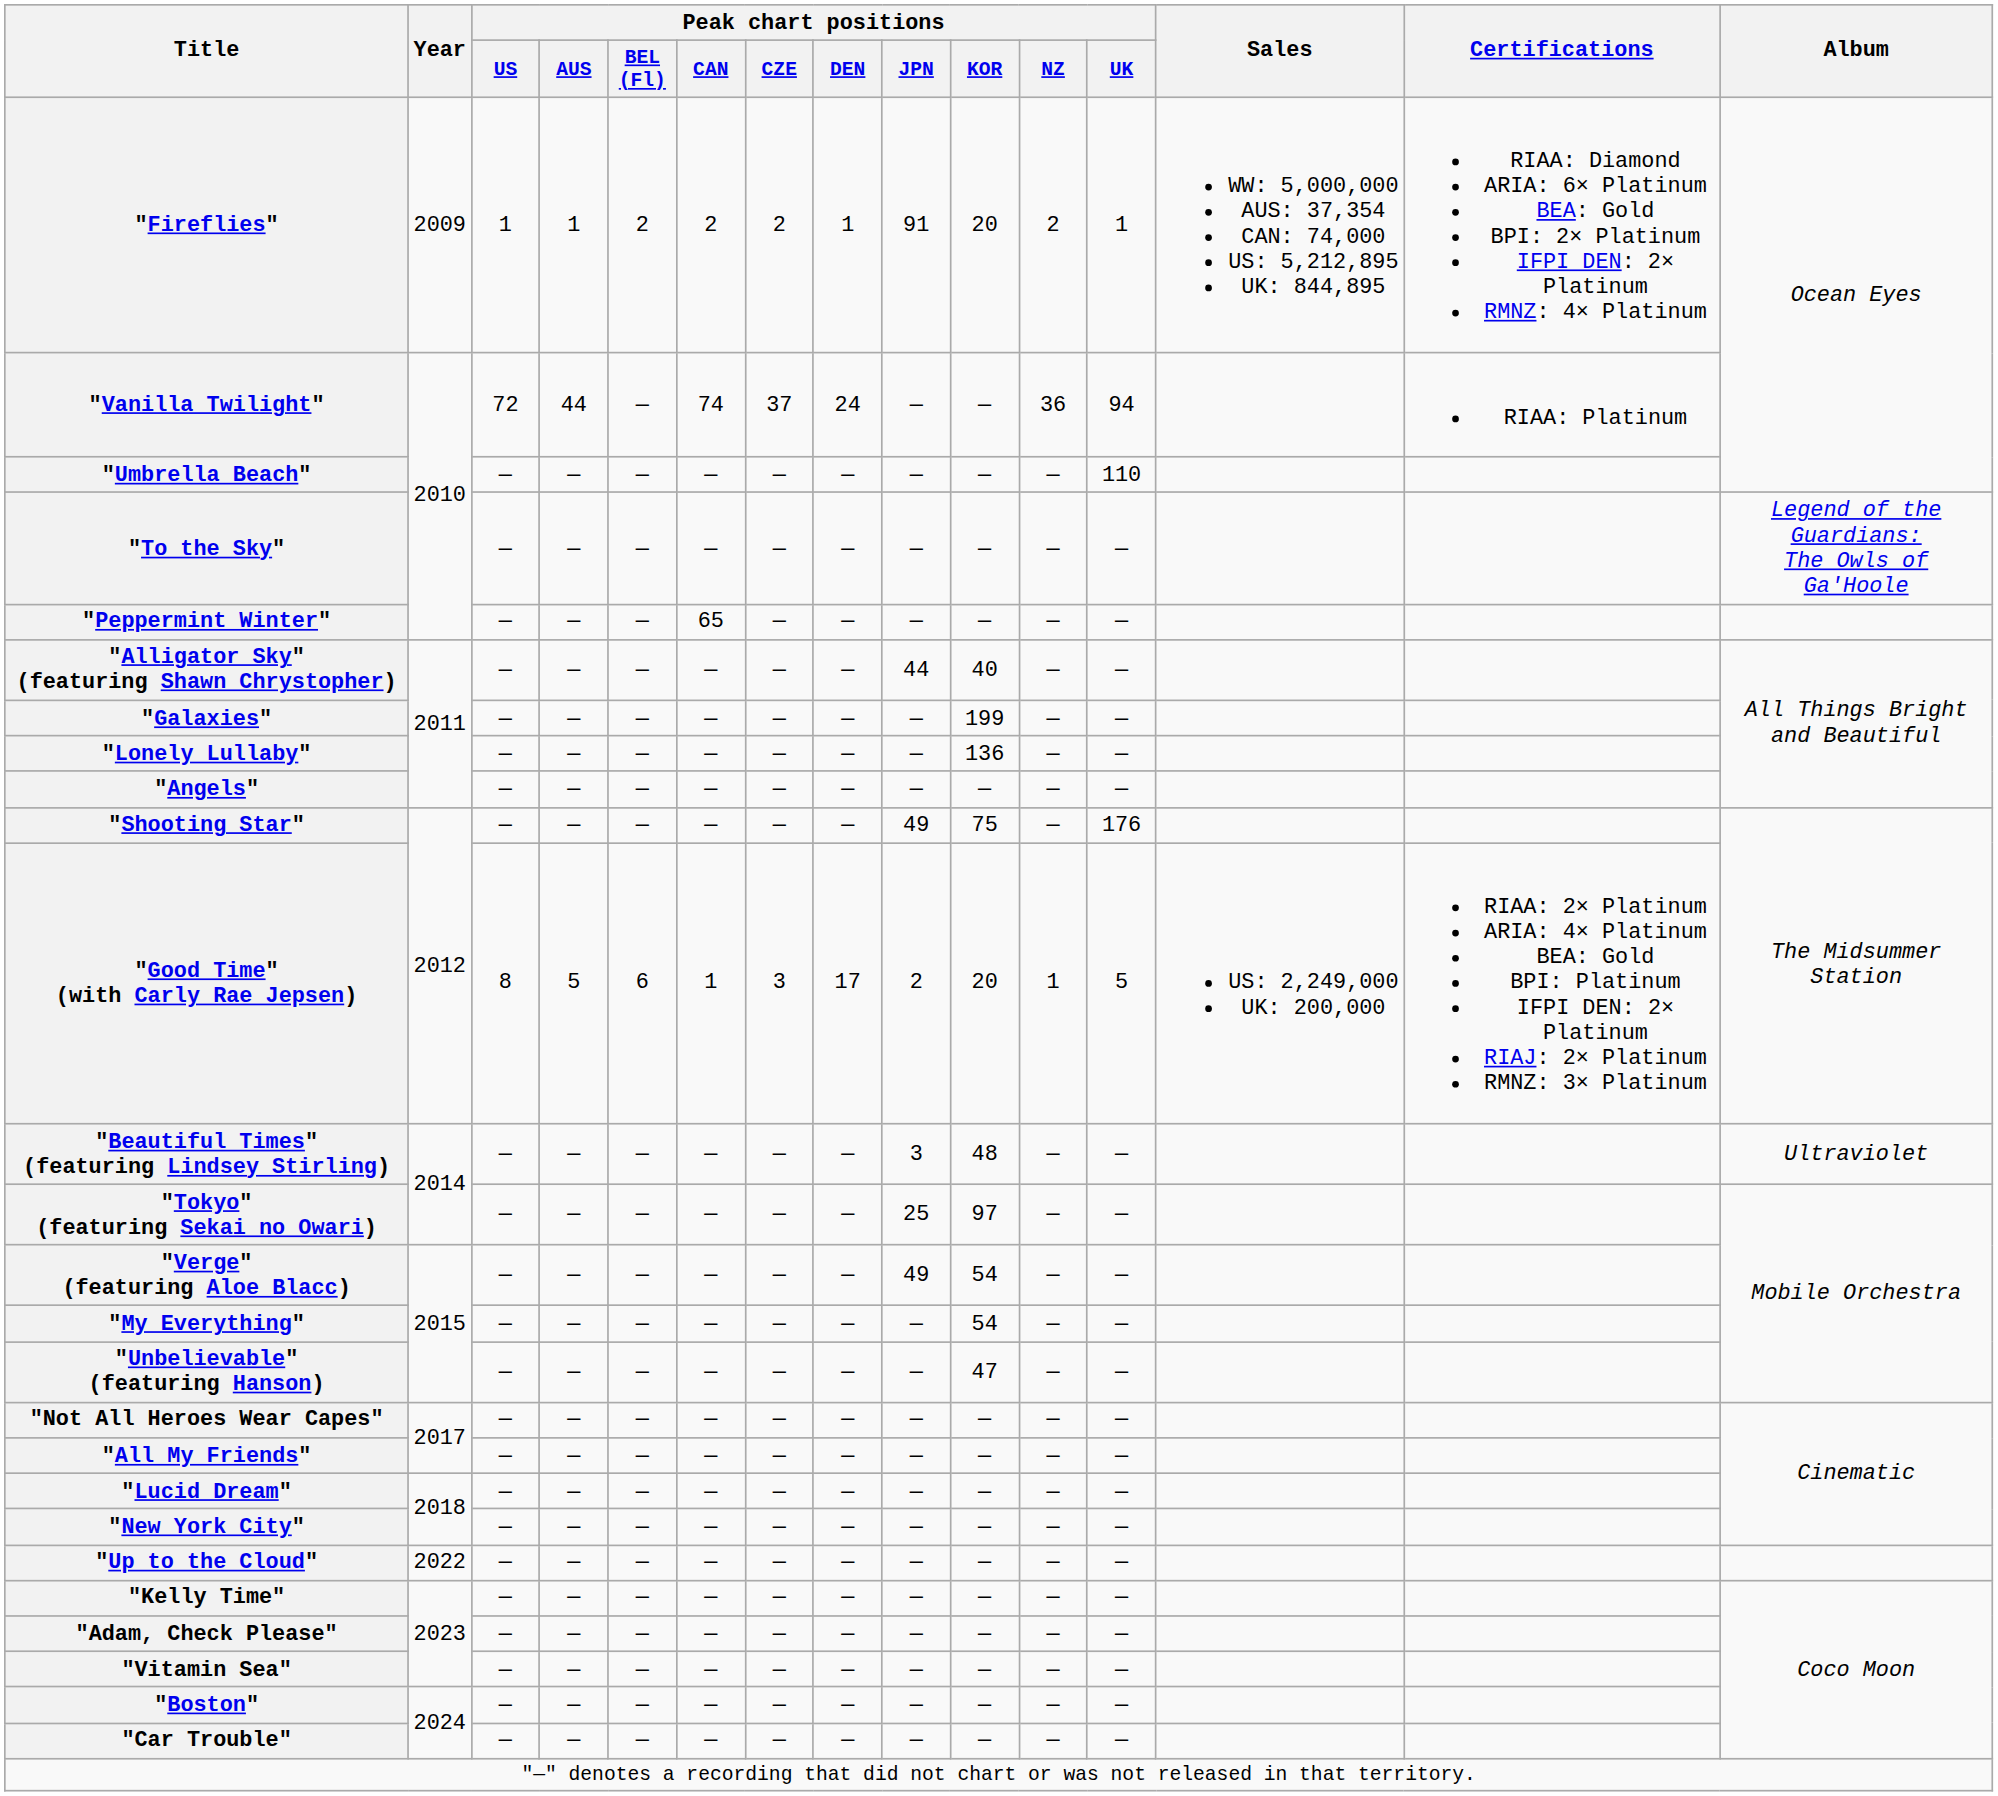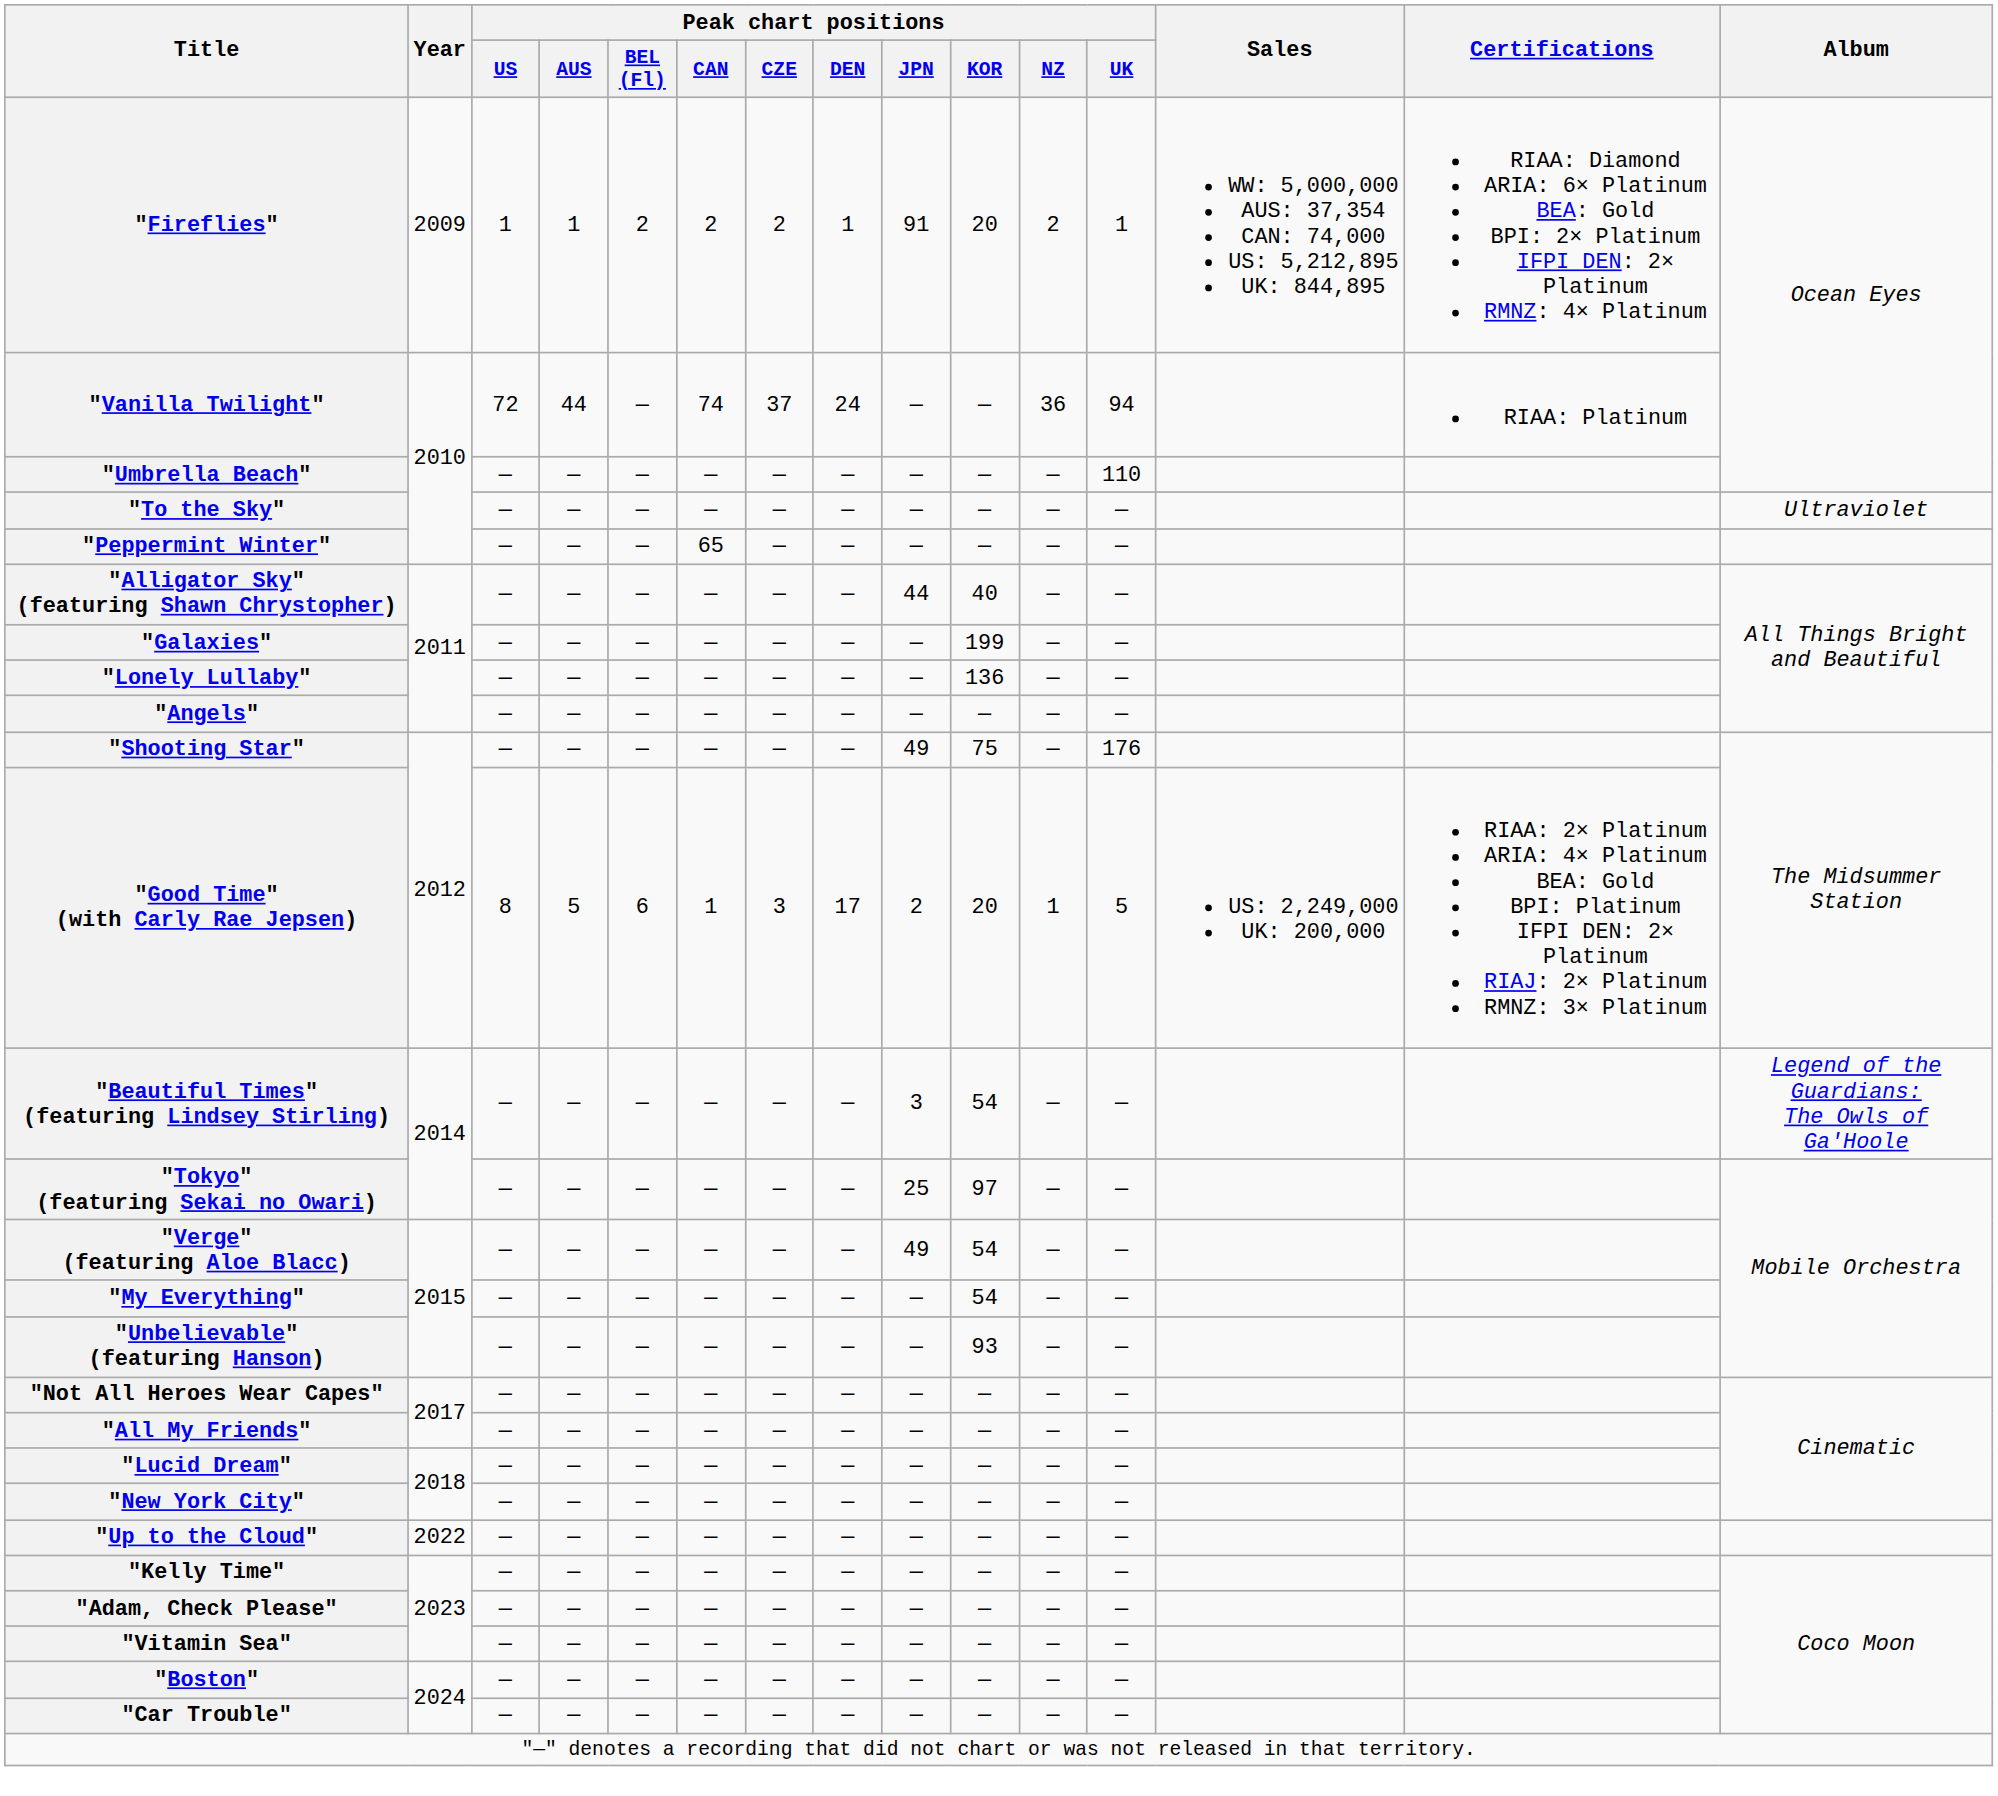(1856, 548) Legend of the Guardians: The Owls of Ga'Hoole -> (1856, 511) Ultraviolet
(985, 1154) 48 -> (985, 1104) 54
(1856, 1154) Ultraviolet -> (1856, 1104) Legend of the Guardians: The Owls of Ga'Hoole
(985, 1372) 47 -> (985, 1347) 93
